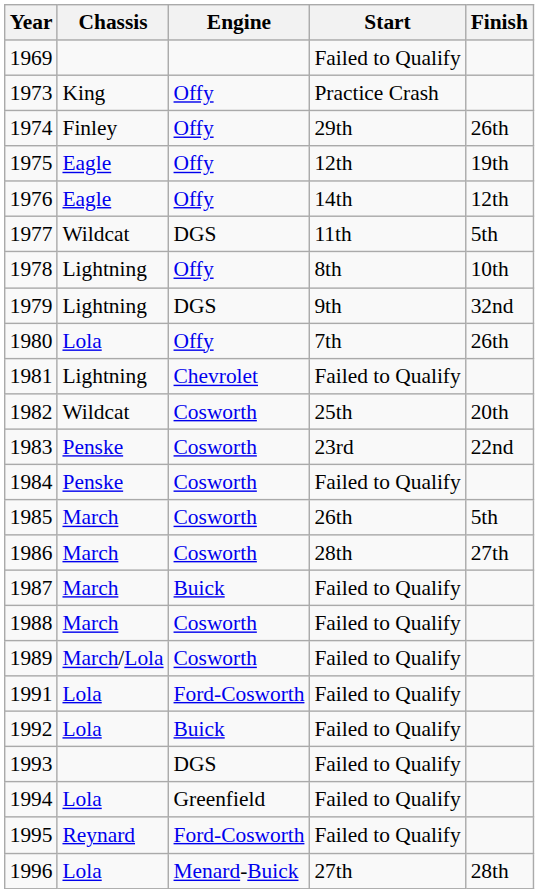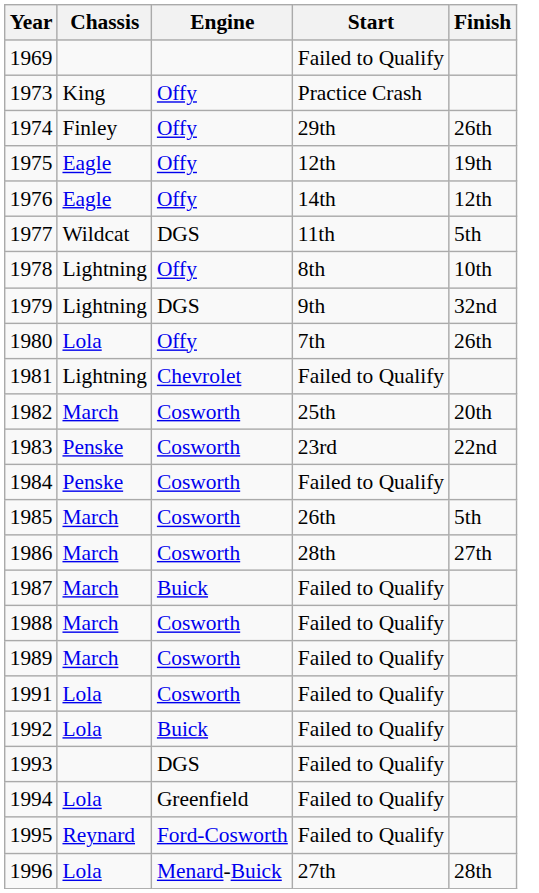(96, 411) Wildcat -> (90, 411) March
(113, 658) March/Lola -> (90, 658) March
(239, 693) Ford-Cosworth -> (199, 693) Cosworth
